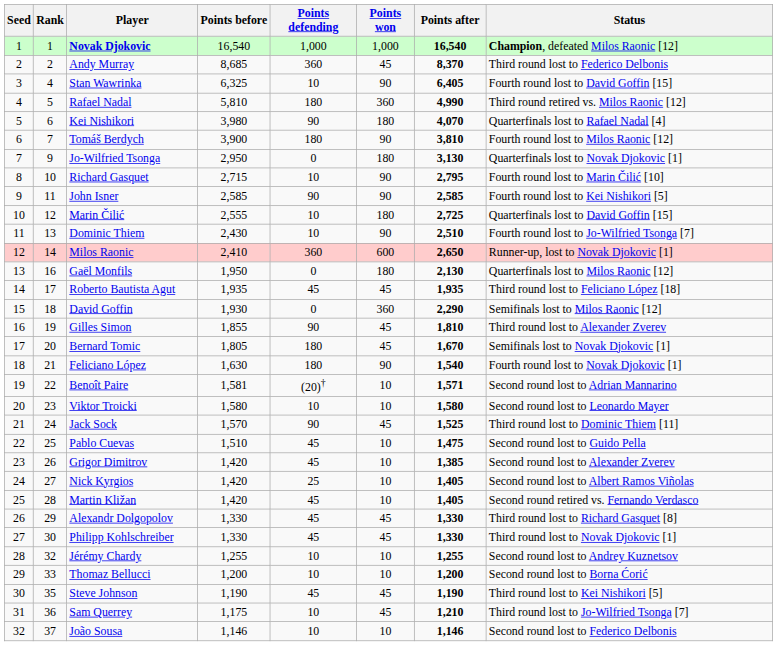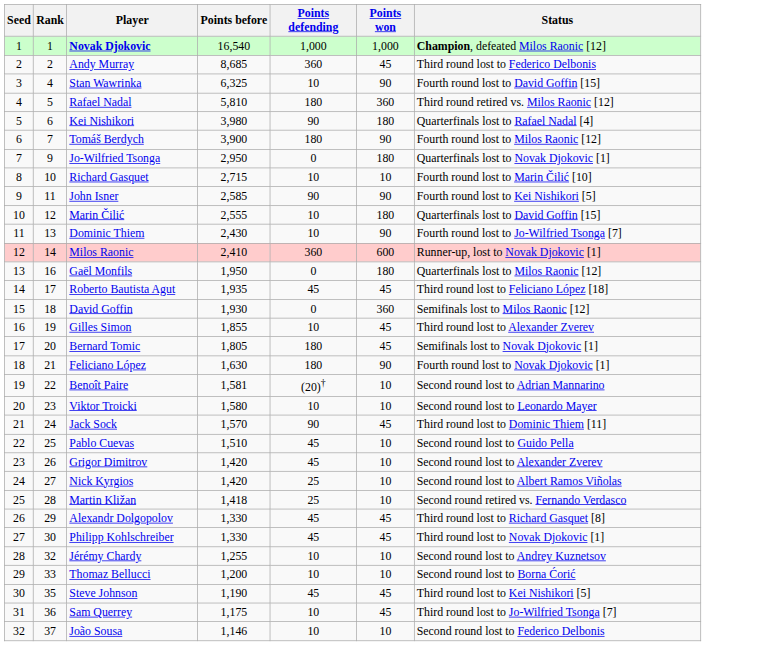- column: (450, 20)
(385, 177) 90 -> (385, 177) 10
(313, 327) 90 -> (313, 327) 10
(234, 499) 1,420 -> (234, 499) 1,418
(313, 499) 45 -> (313, 499) 25
